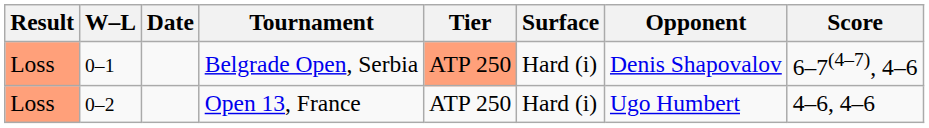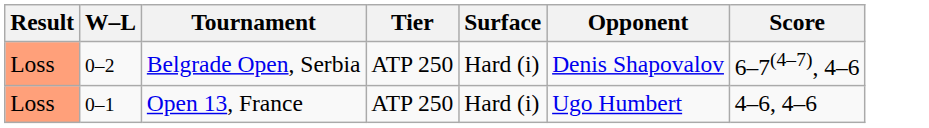- column: (170, 23)
(100, 65) 0–1 -> (100, 65) 0–2
(470, 63) lightsalmon background -> (412, 63) no background
(100, 105) 0–2 -> (100, 105) 0–1
